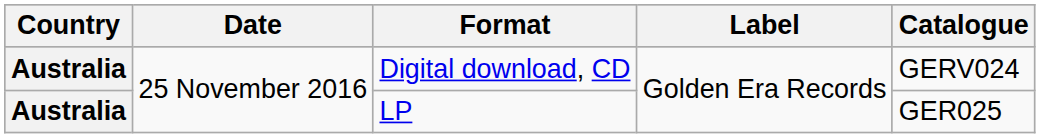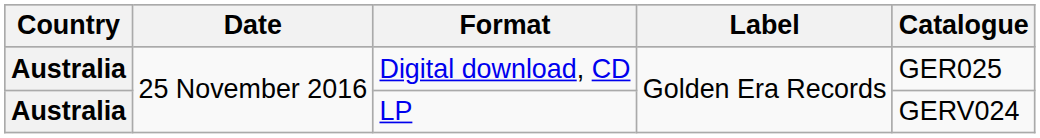(959, 68) GERV024 -> (950, 68) GER025
(950, 111) GER025 -> (959, 111) GERV024
